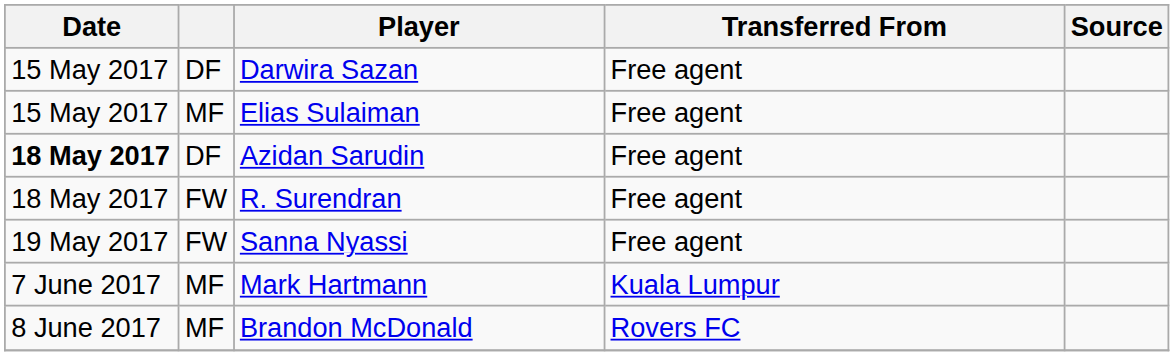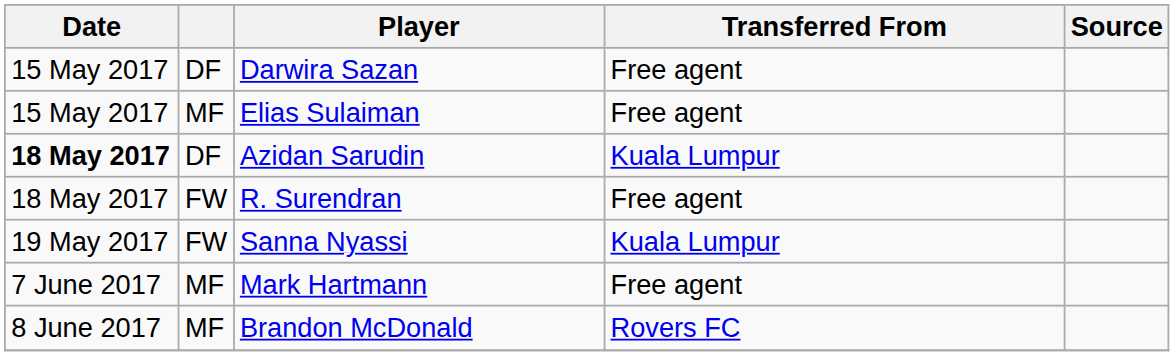(676, 156) Free agent -> (695, 156) Kuala Lumpur
(676, 242) Free agent -> (695, 242) Kuala Lumpur
(695, 285) Kuala Lumpur -> (676, 285) Free agent
